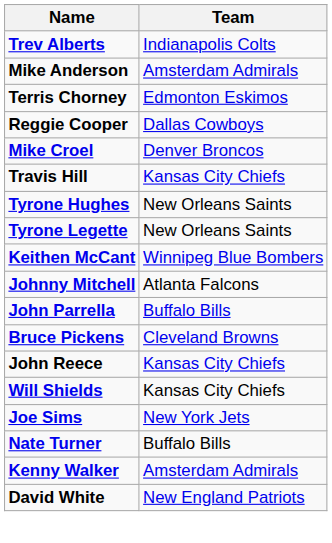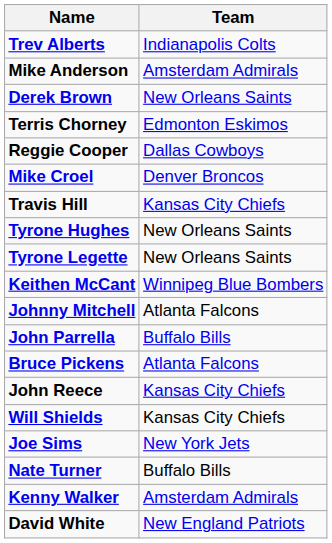+ row: (60, 97)
(211, 337) Cleveland Browns -> (201, 364) Atlanta Falcons
